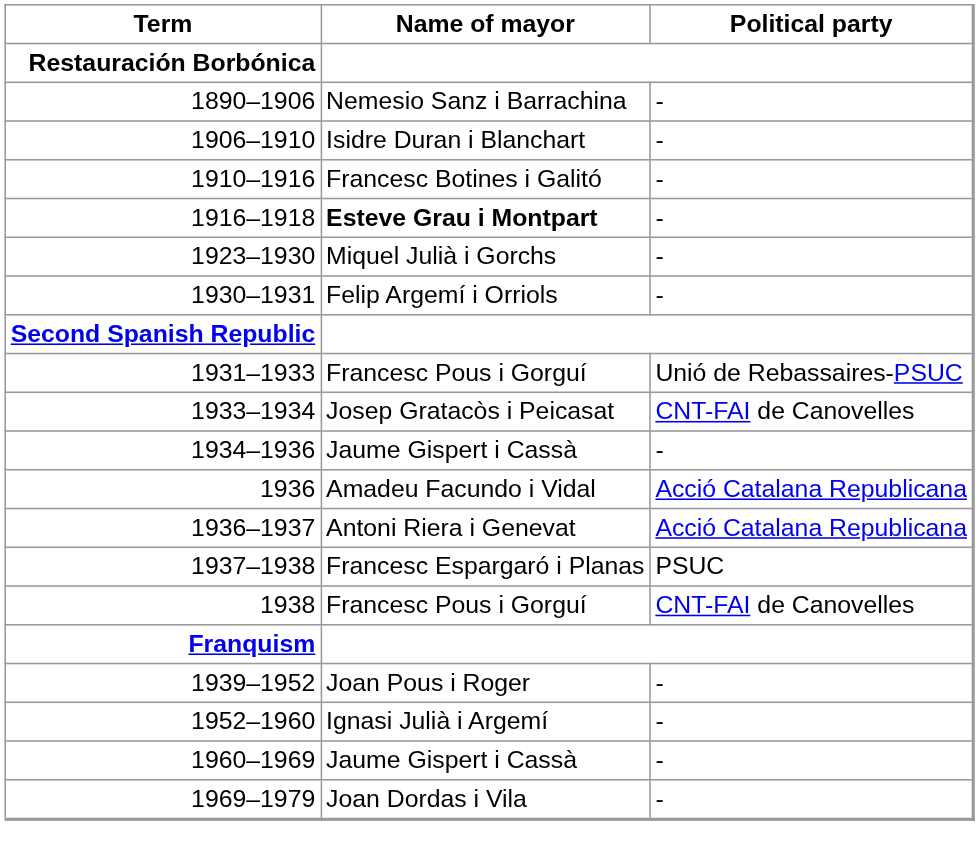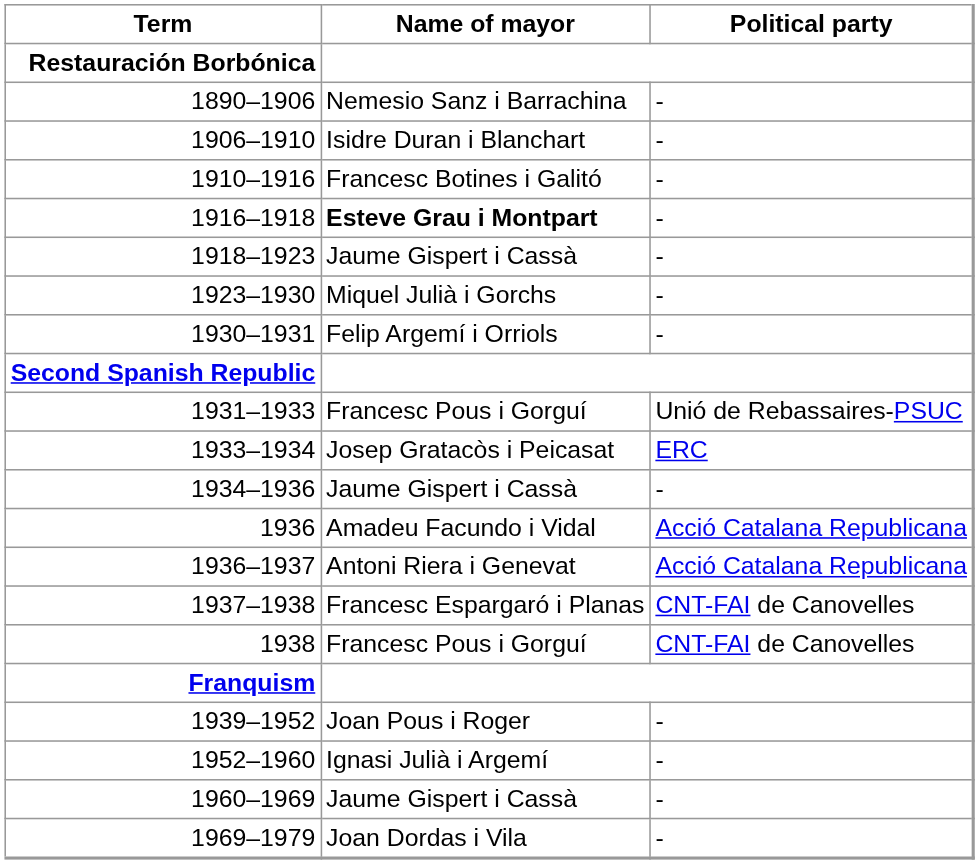+ row: (253, 256)
(785, 411) CNT-FAI de Canovelles -> (682, 450) ERC
(690, 566) PSUC -> (785, 605) CNT-FAI de Canovelles
